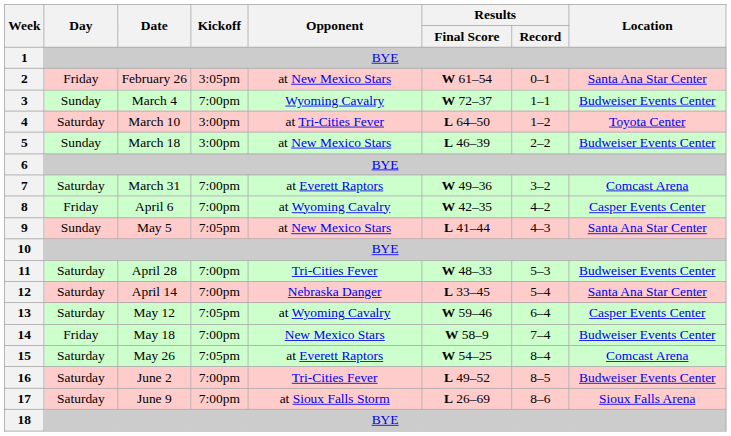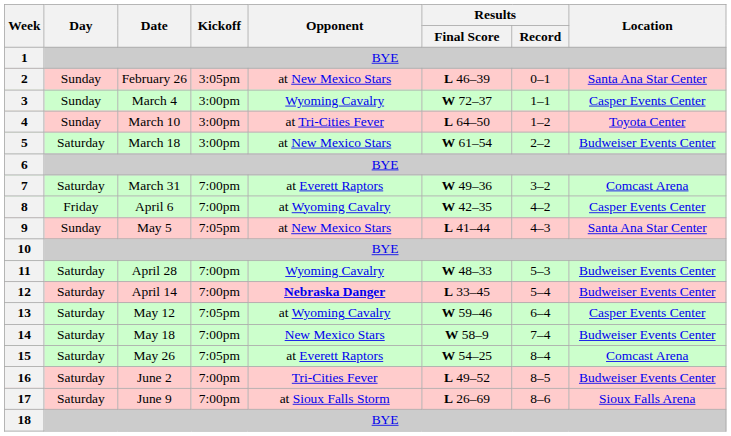(81, 79) Friday -> (81, 79) Sunday
(467, 79) W 61–54 -> (467, 79) L 46–39
(219, 100) 7:00pm -> (219, 100) 3:00pm
(647, 100) Budweiser Events Center -> (647, 100) Casper Events Center
(81, 121) Saturday -> (81, 121) Sunday
(81, 143) Sunday -> (81, 143) Saturday
(467, 143) L 46–39 -> (467, 143) W 61–54
(335, 270) Tri-Cities Fever -> (335, 270) Wyoming Cavalry
(335, 292) normal -> (335, 292) bold
(647, 292) Santa Ana Star Center -> (647, 292) Budweiser Events Center
(81, 334) Friday -> (81, 334) Saturday
